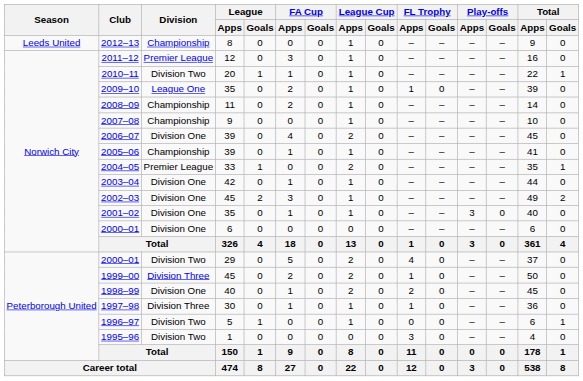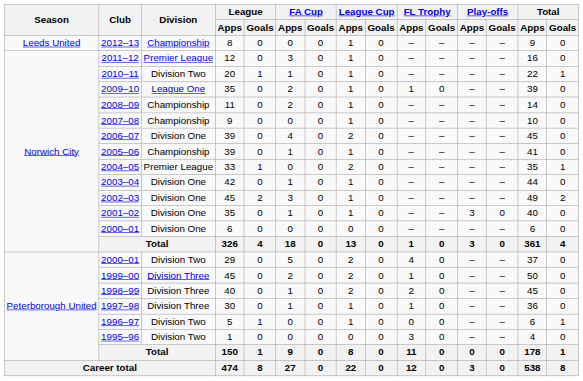(178, 290) Division One -> (178, 290) Division Three
